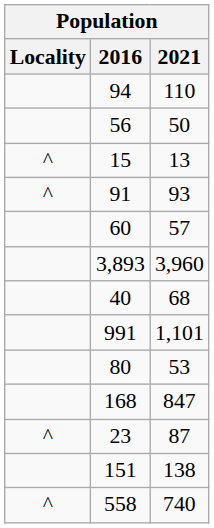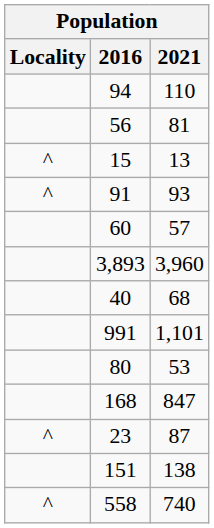(179, 125) 50 -> (179, 125) 81
